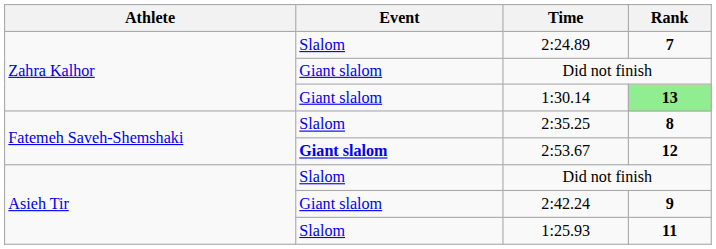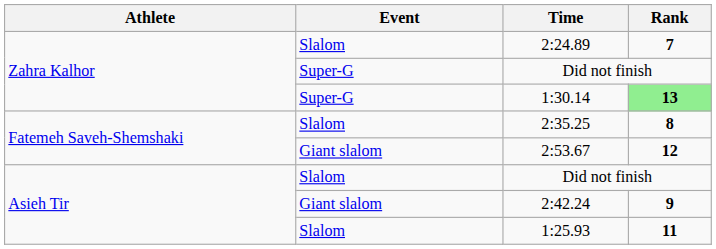(341, 71) Giant slalom -> (326, 71) Super-G
(341, 97) Giant slalom -> (326, 97) Super-G
(343, 151) bold -> (341, 151) normal
